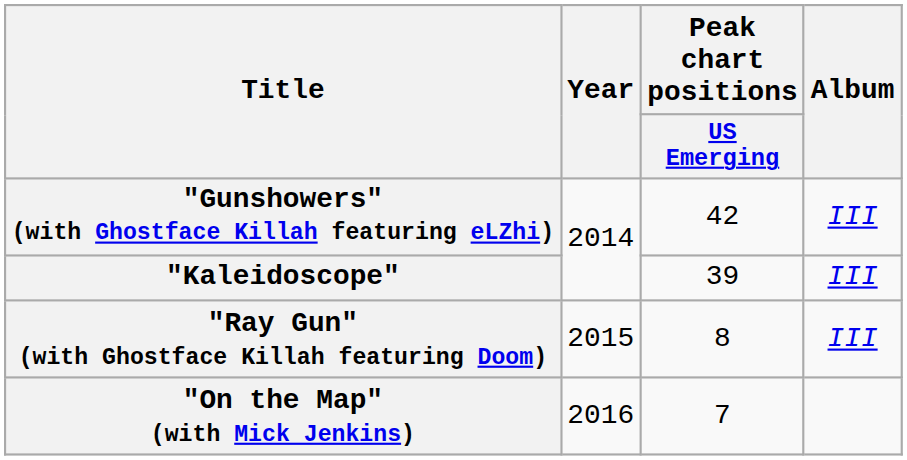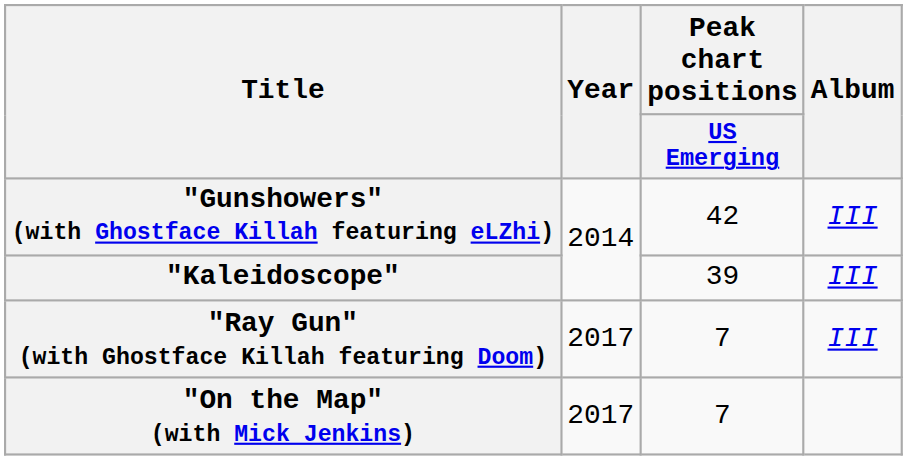(601, 339) 2015 -> (601, 339) 2017
(722, 339) 8 -> (722, 339) 7
(601, 416) 2016 -> (601, 416) 2017
